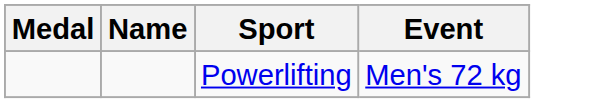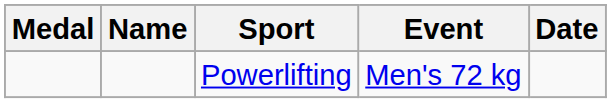+ column: (567, 28)
